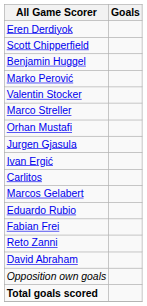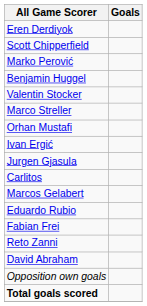rows swapped: (46, 62) <-> (40, 78)
rows swapped: (42, 144) <-> (30, 161)
